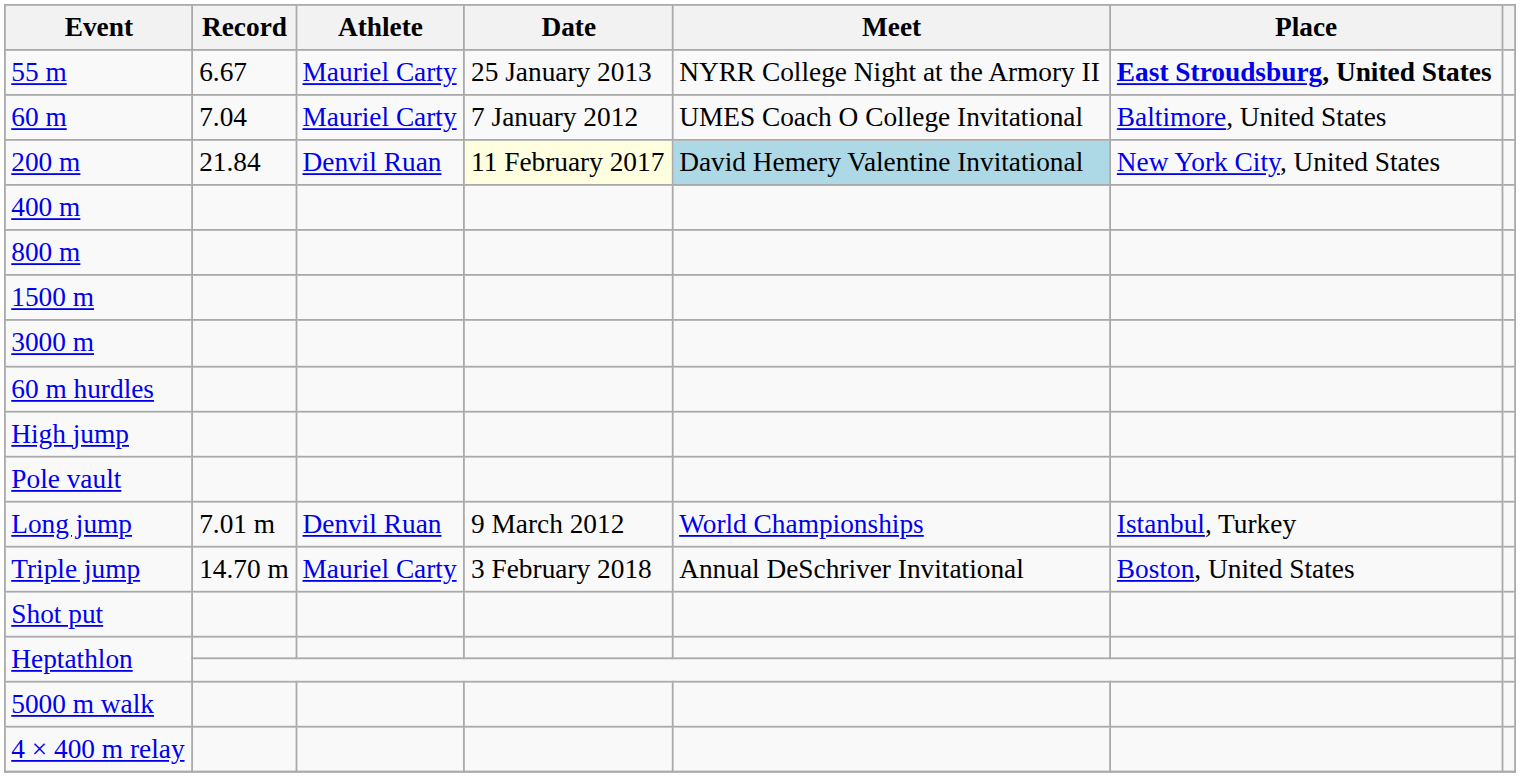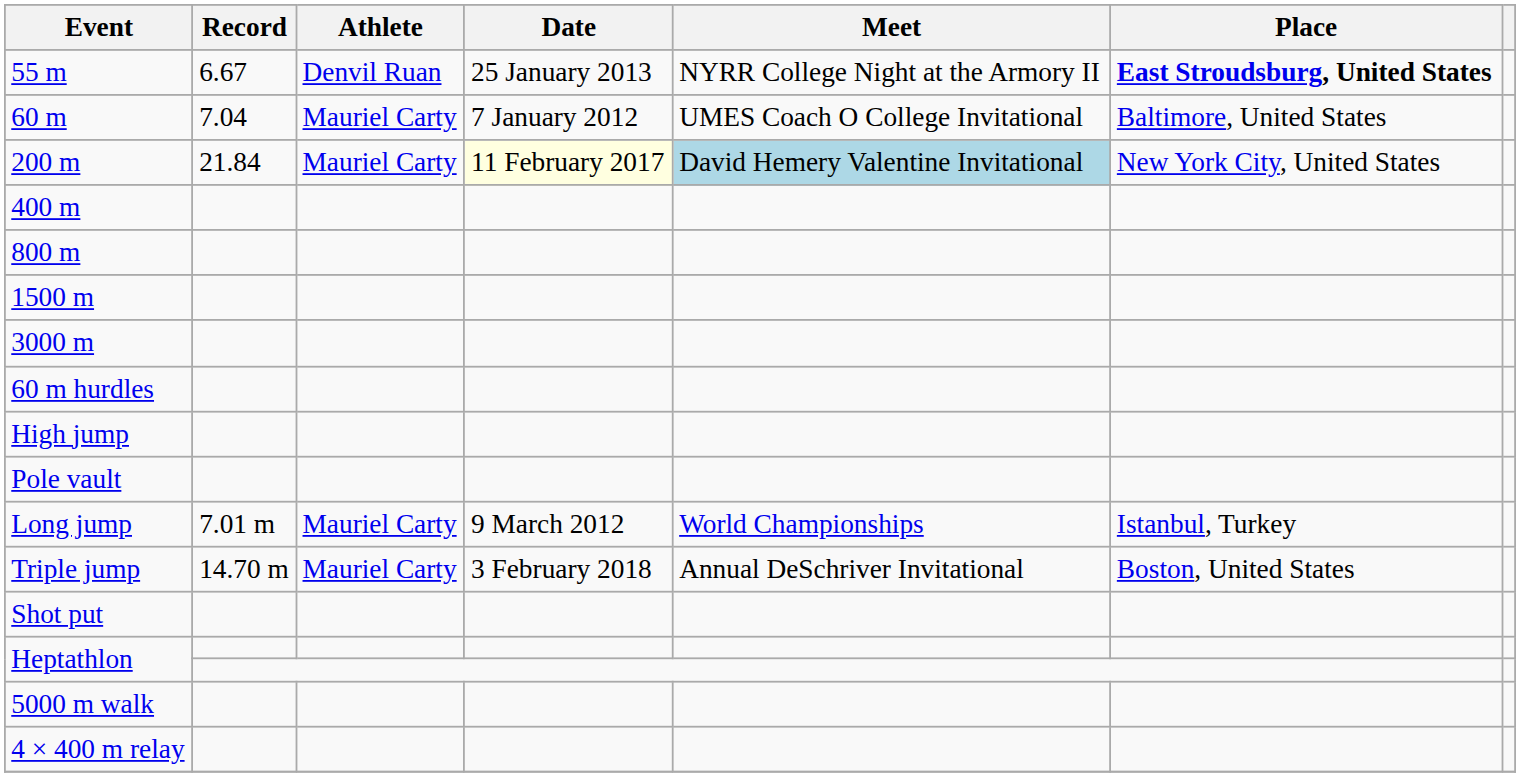(380, 72) Mauriel Carty -> (372, 72) Denvil Ruan
(372, 162) Denvil Ruan -> (380, 162) Mauriel Carty
(372, 523) Denvil Ruan -> (380, 523) Mauriel Carty
